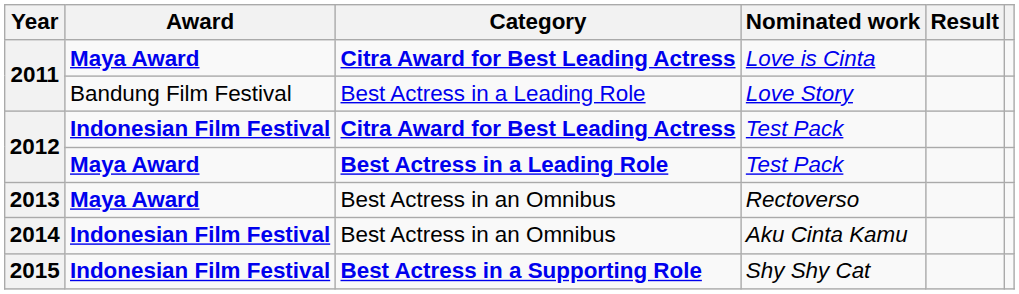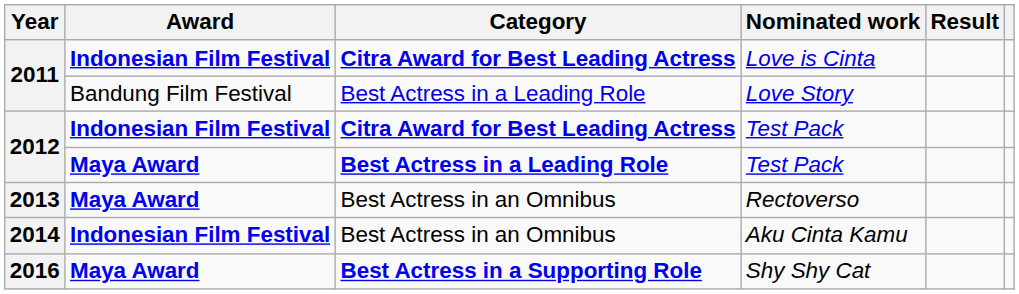(135, 57) Maya Award -> (200, 57) Indonesian Film Festival
(35, 270) 2015 -> (35, 270) 2016
(200, 270) Indonesian Film Festival -> (135, 270) Maya Award
